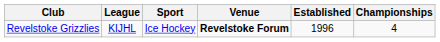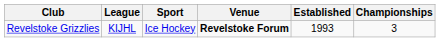(322, 28) 1996 -> (322, 28) 1993
(394, 28) 4 -> (394, 28) 3
